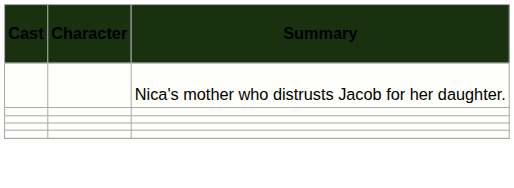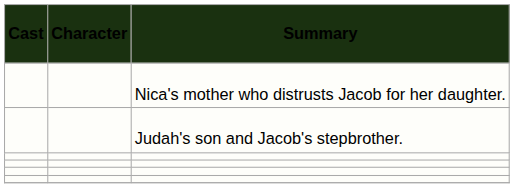+ row: (26, 130)
